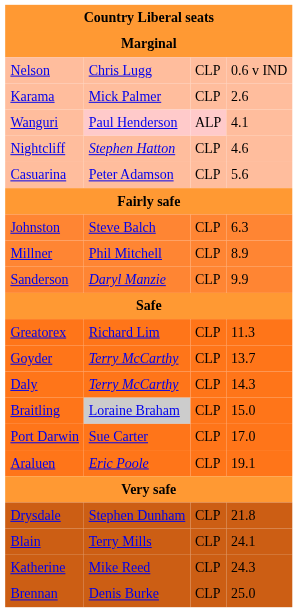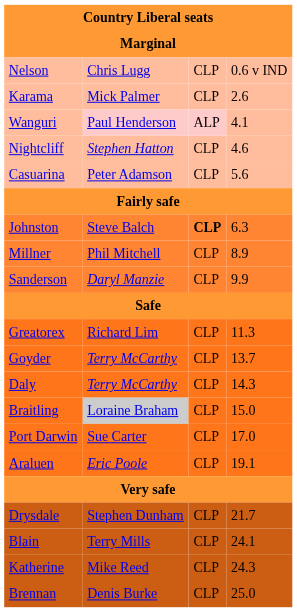(208, 227) normal -> (207, 227) bold
(243, 515) 21.8 -> (243, 515) 21.7
